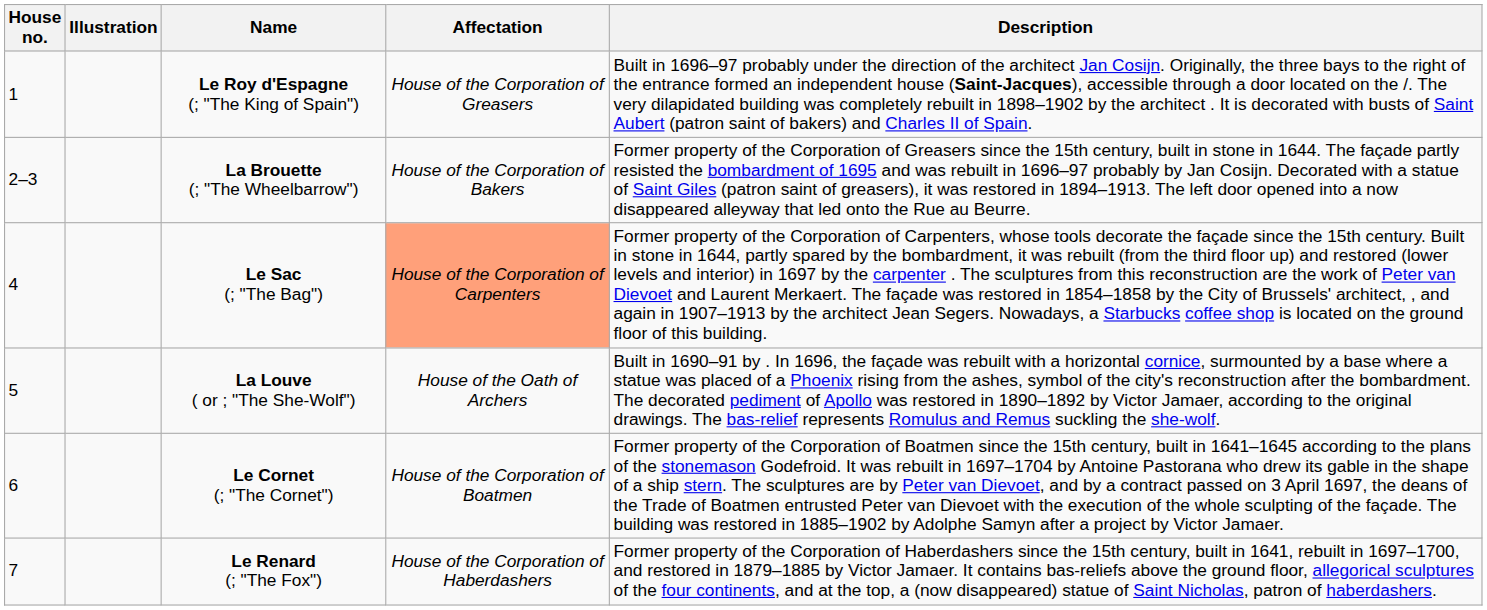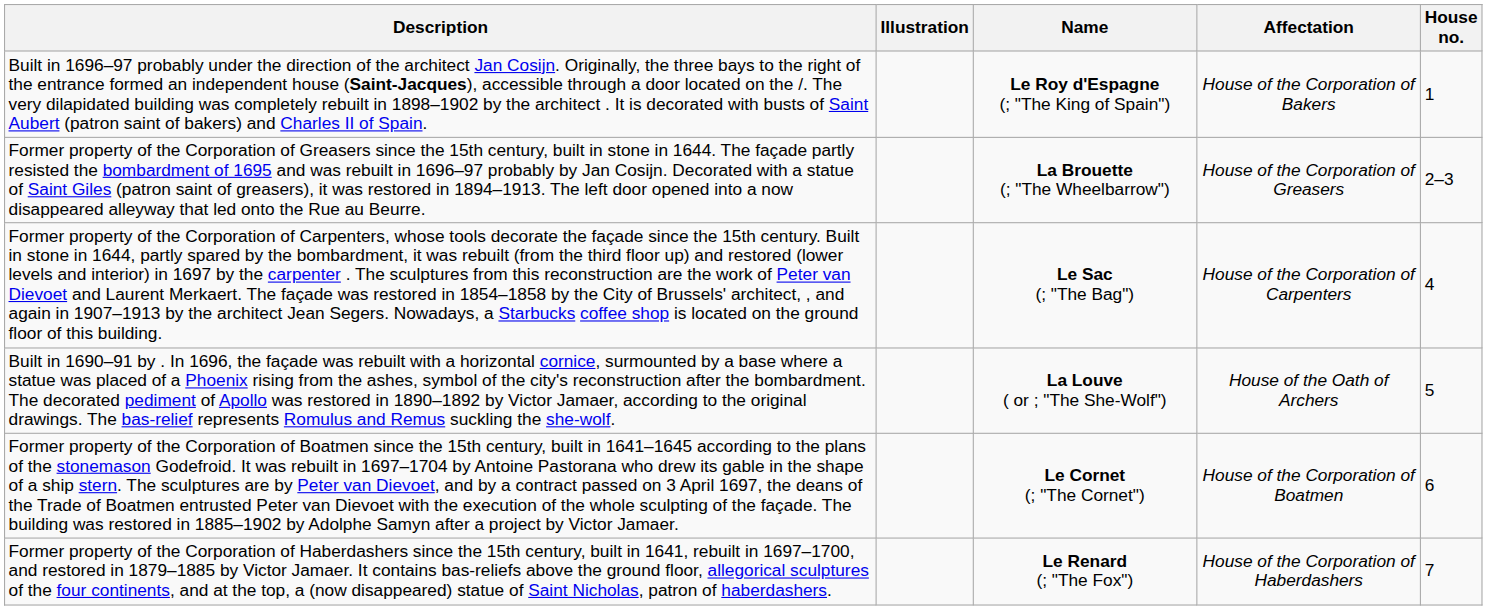columns swapped: (35, 27) <-> (1046, 27)
(498, 94) House of the Corporation of Greasers -> (1309, 94) House of the Corporation of Bakers
(498, 179) House of the Corporation of Bakers -> (1309, 179) House of the Corporation of Greasers
(498, 285) lightsalmon background -> (1309, 285) no background
